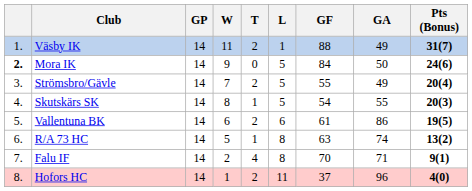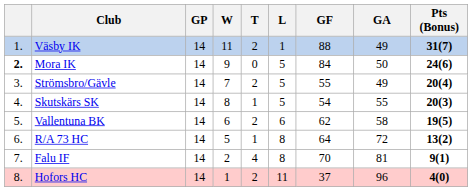(325, 121) 61 -> (325, 121) 62
(382, 121) 86 -> (382, 121) 58
(325, 139) 63 -> (325, 139) 64
(382, 139) 74 -> (382, 139) 72
(382, 158) 71 -> (382, 158) 81
